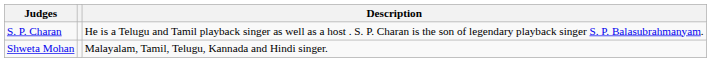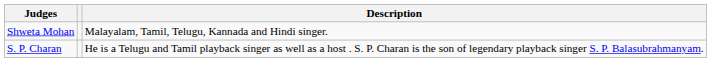rows swapped: (41, 48) <-> (34, 31)
